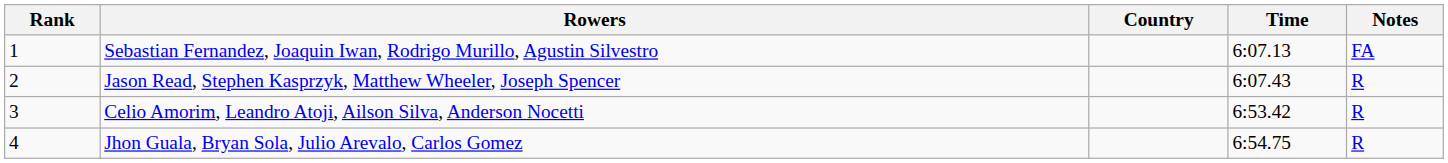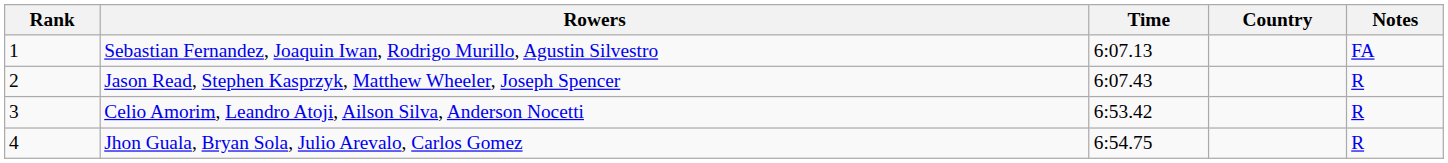columns swapped: (1159, 19) <-> (1287, 19)
